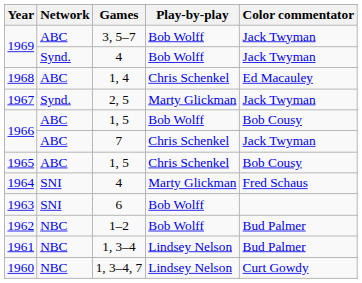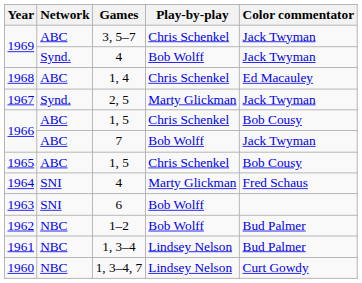(176, 36) Bob Wolff -> (189, 36) Chris Schenkel
(176, 120) Bob Wolff -> (189, 120) Chris Schenkel
(189, 141) Chris Schenkel -> (176, 141) Bob Wolff
